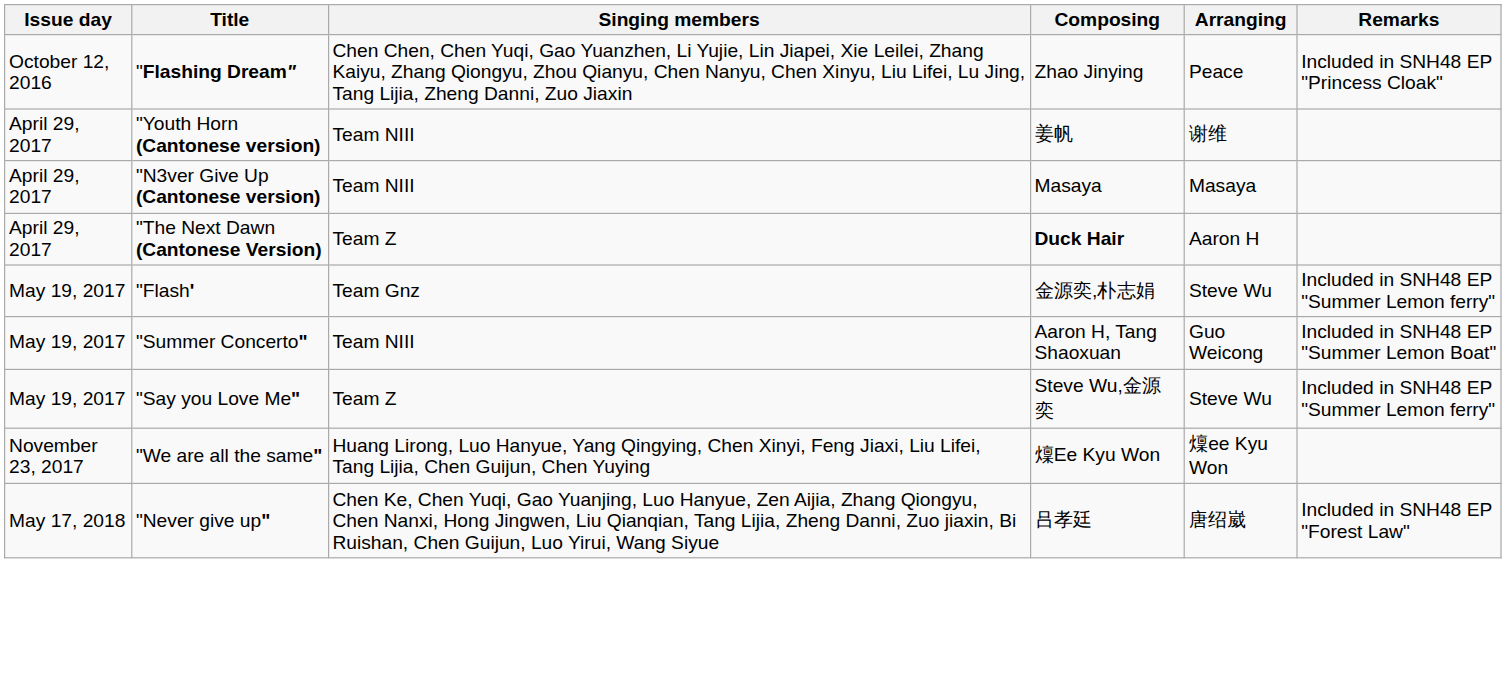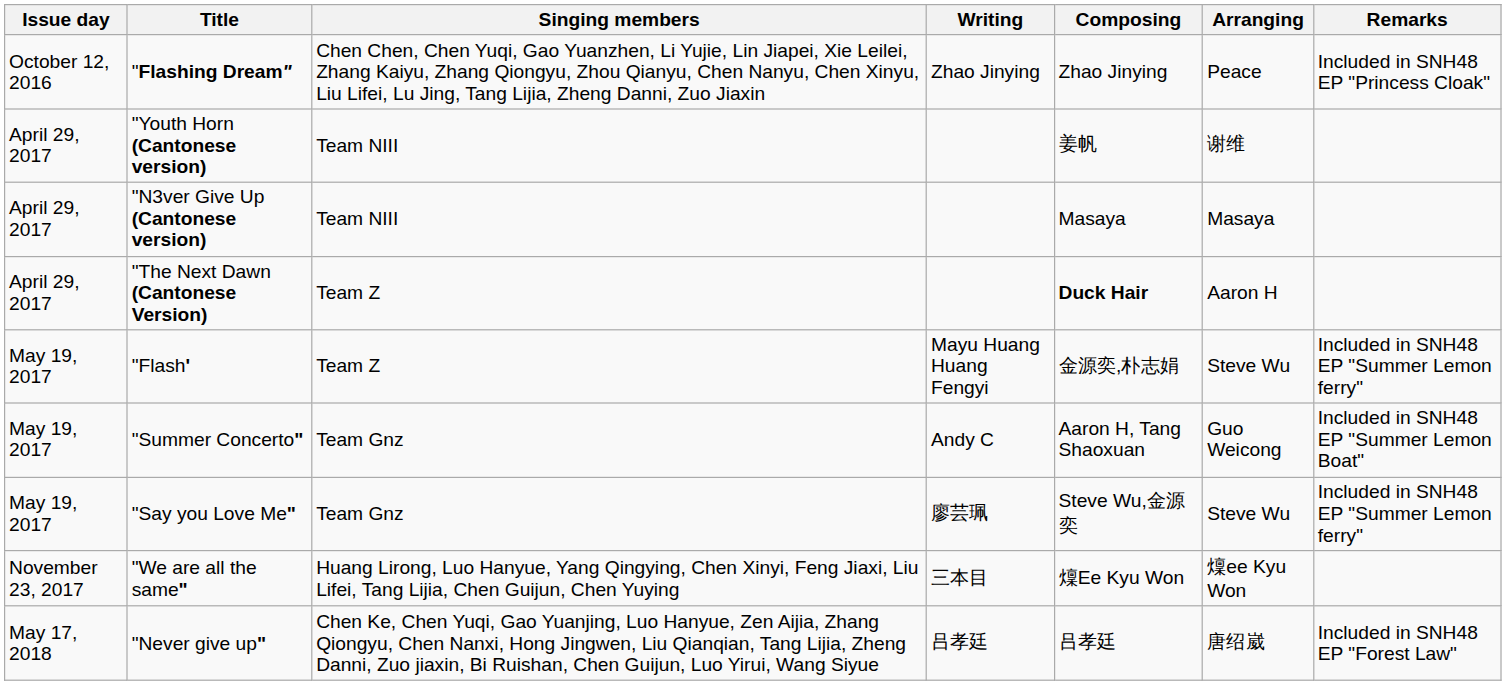+ column: (990, 19)
(376, 290) Team Gnz -> (348, 366) Team Z
(374, 342) Team NIII -> (360, 440) Team Gnz
(364, 398) Team Z -> (360, 513) Team Gnz
